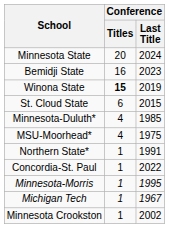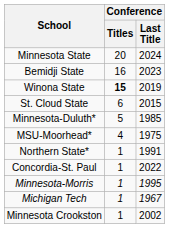(120, 119) 4 -> (120, 119) 5
